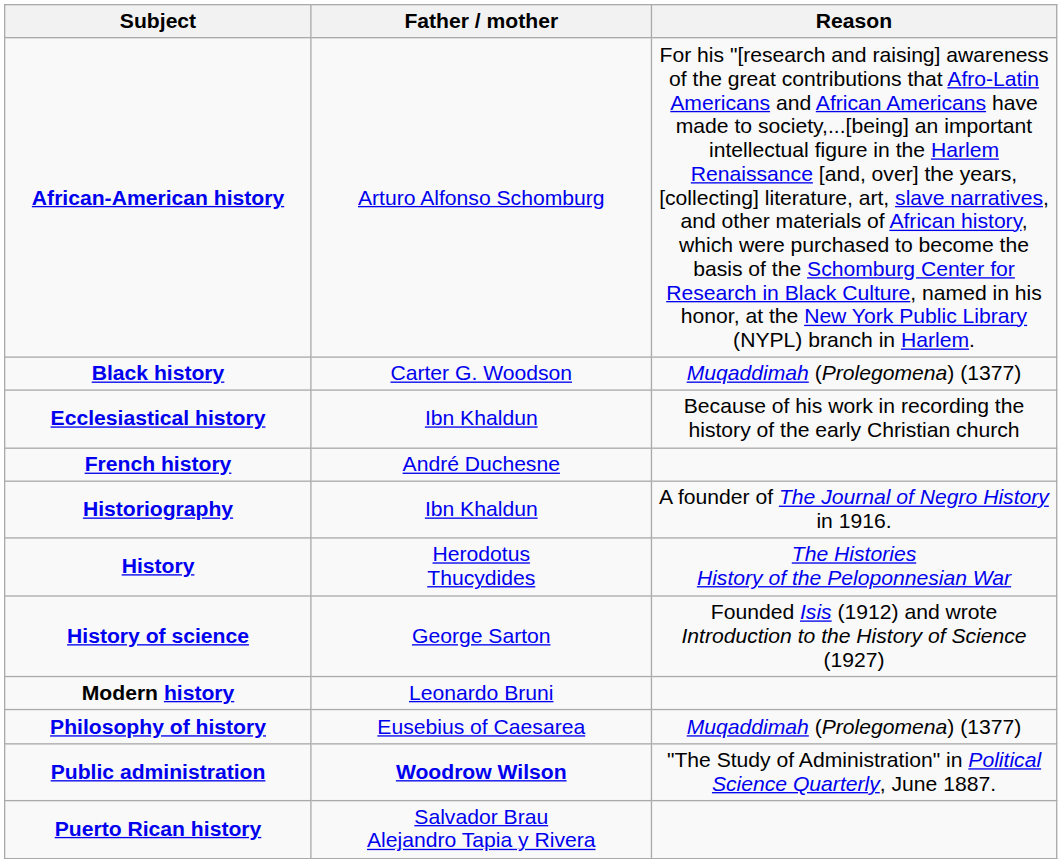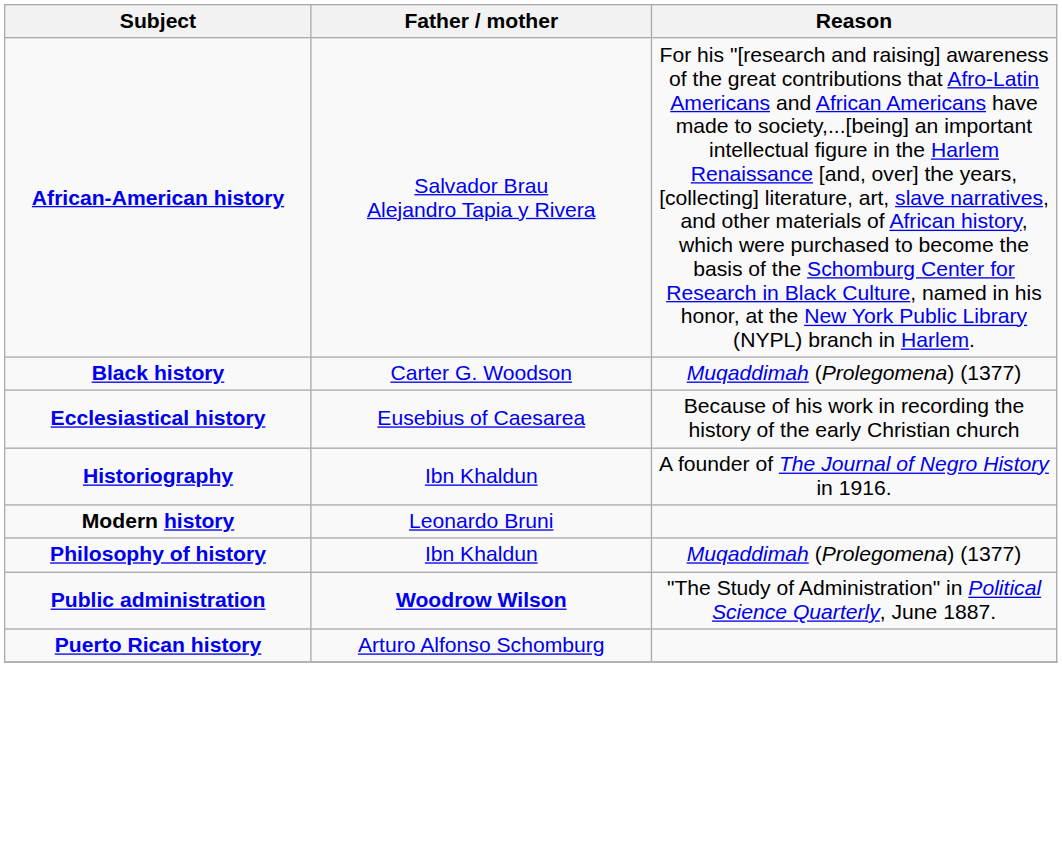(481, 197) Arturo Alfonso Schomburg -> (481, 197) Salvador Brau Alejandro Tapia y Rivera
(481, 418) Ibn Khaldun -> (481, 418) Eusebius of Caesarea
- row: (158, 464)
- row: (158, 566)
- row: (158, 635)
(481, 726) Eusebius of Caesarea -> (481, 554) Ibn Khaldun
(481, 829) Salvador Brau Alejandro Tapia y Rivera -> (481, 645) Arturo Alfonso Schomburg
